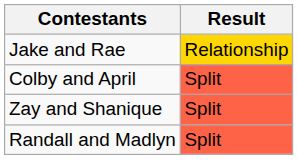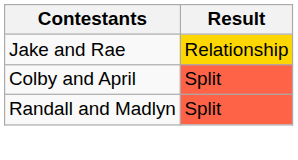- row: (86, 109)
